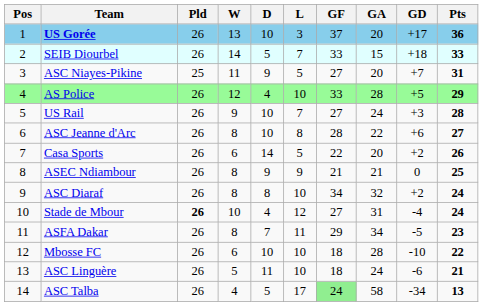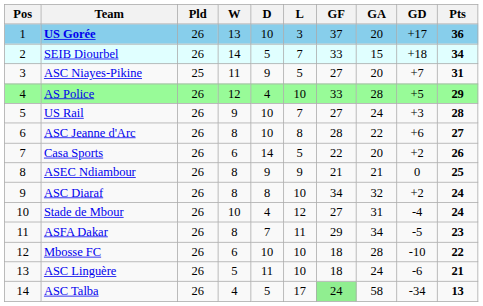(458, 53) 33 -> (458, 53) 34
(198, 212) bold -> (198, 212) normal
